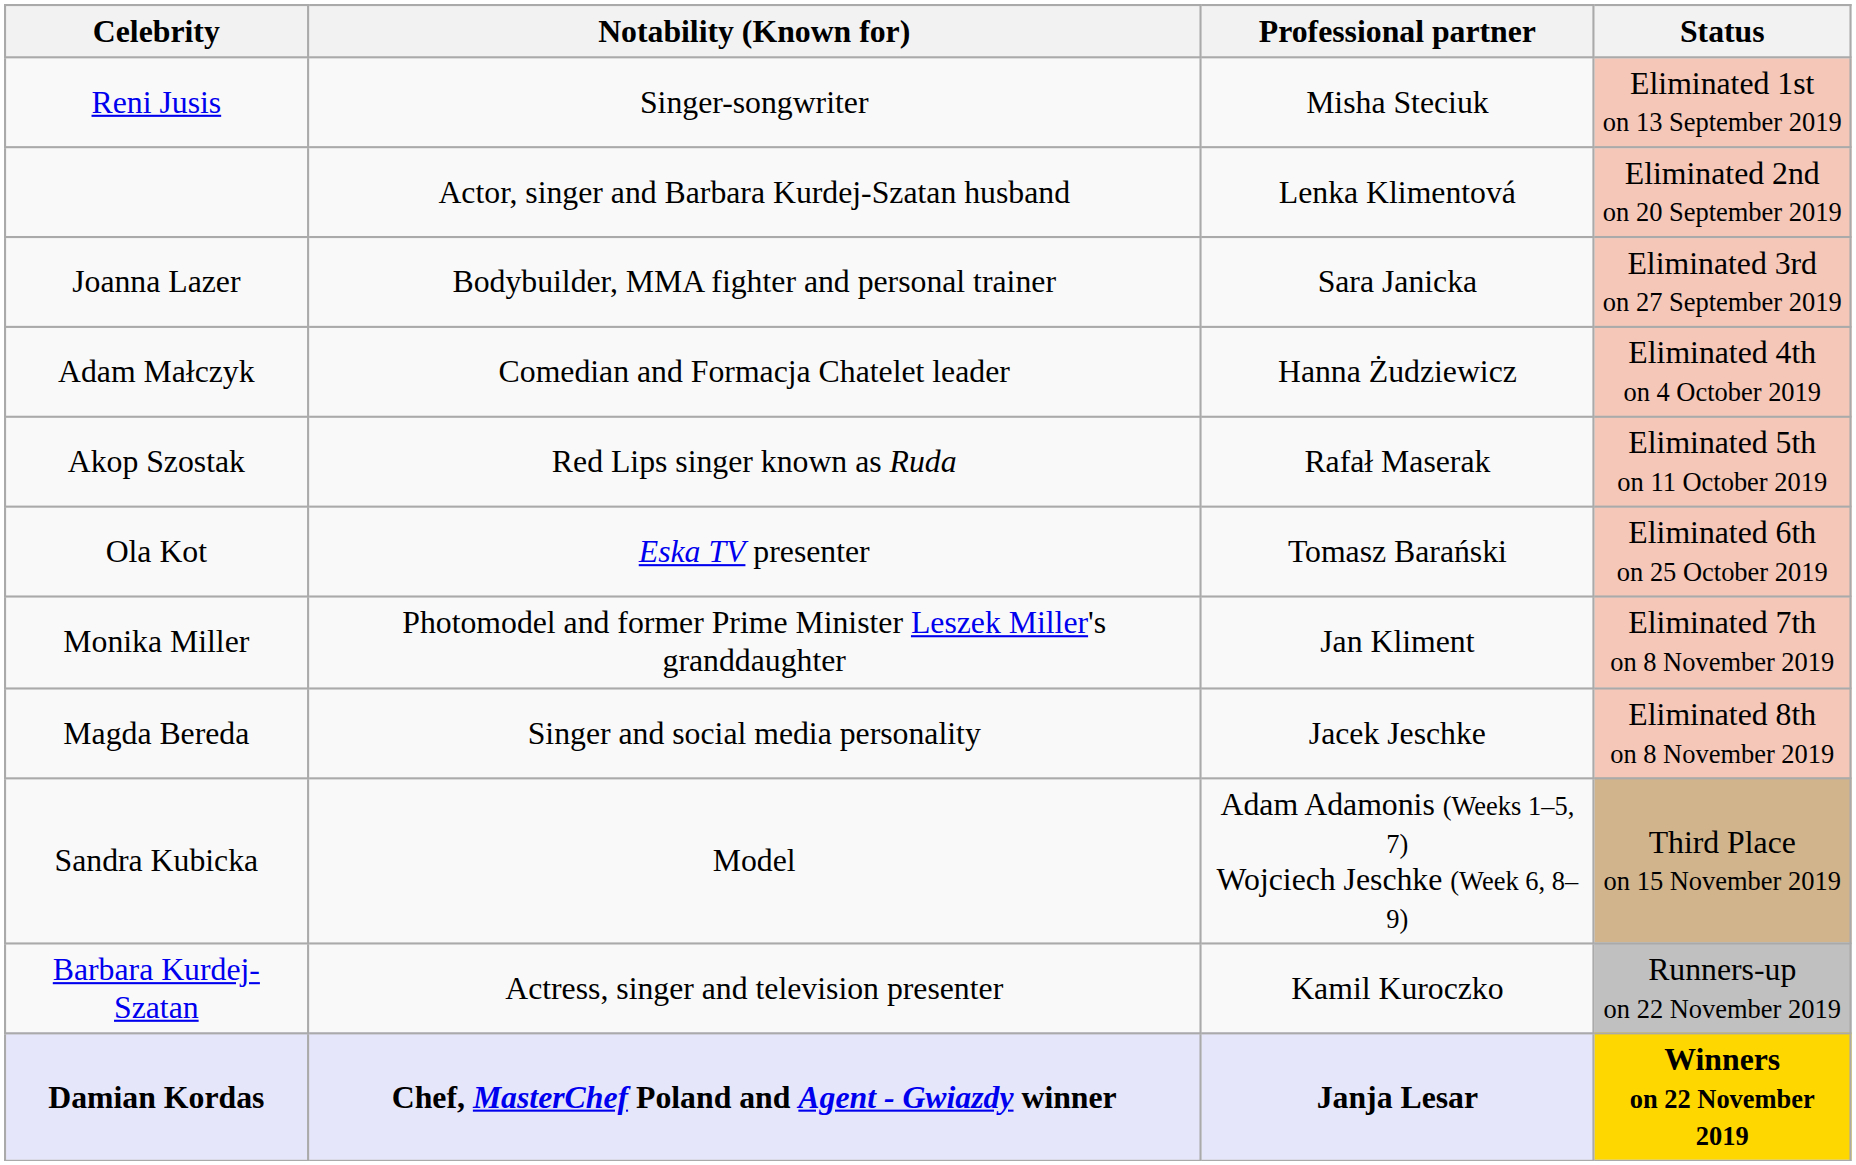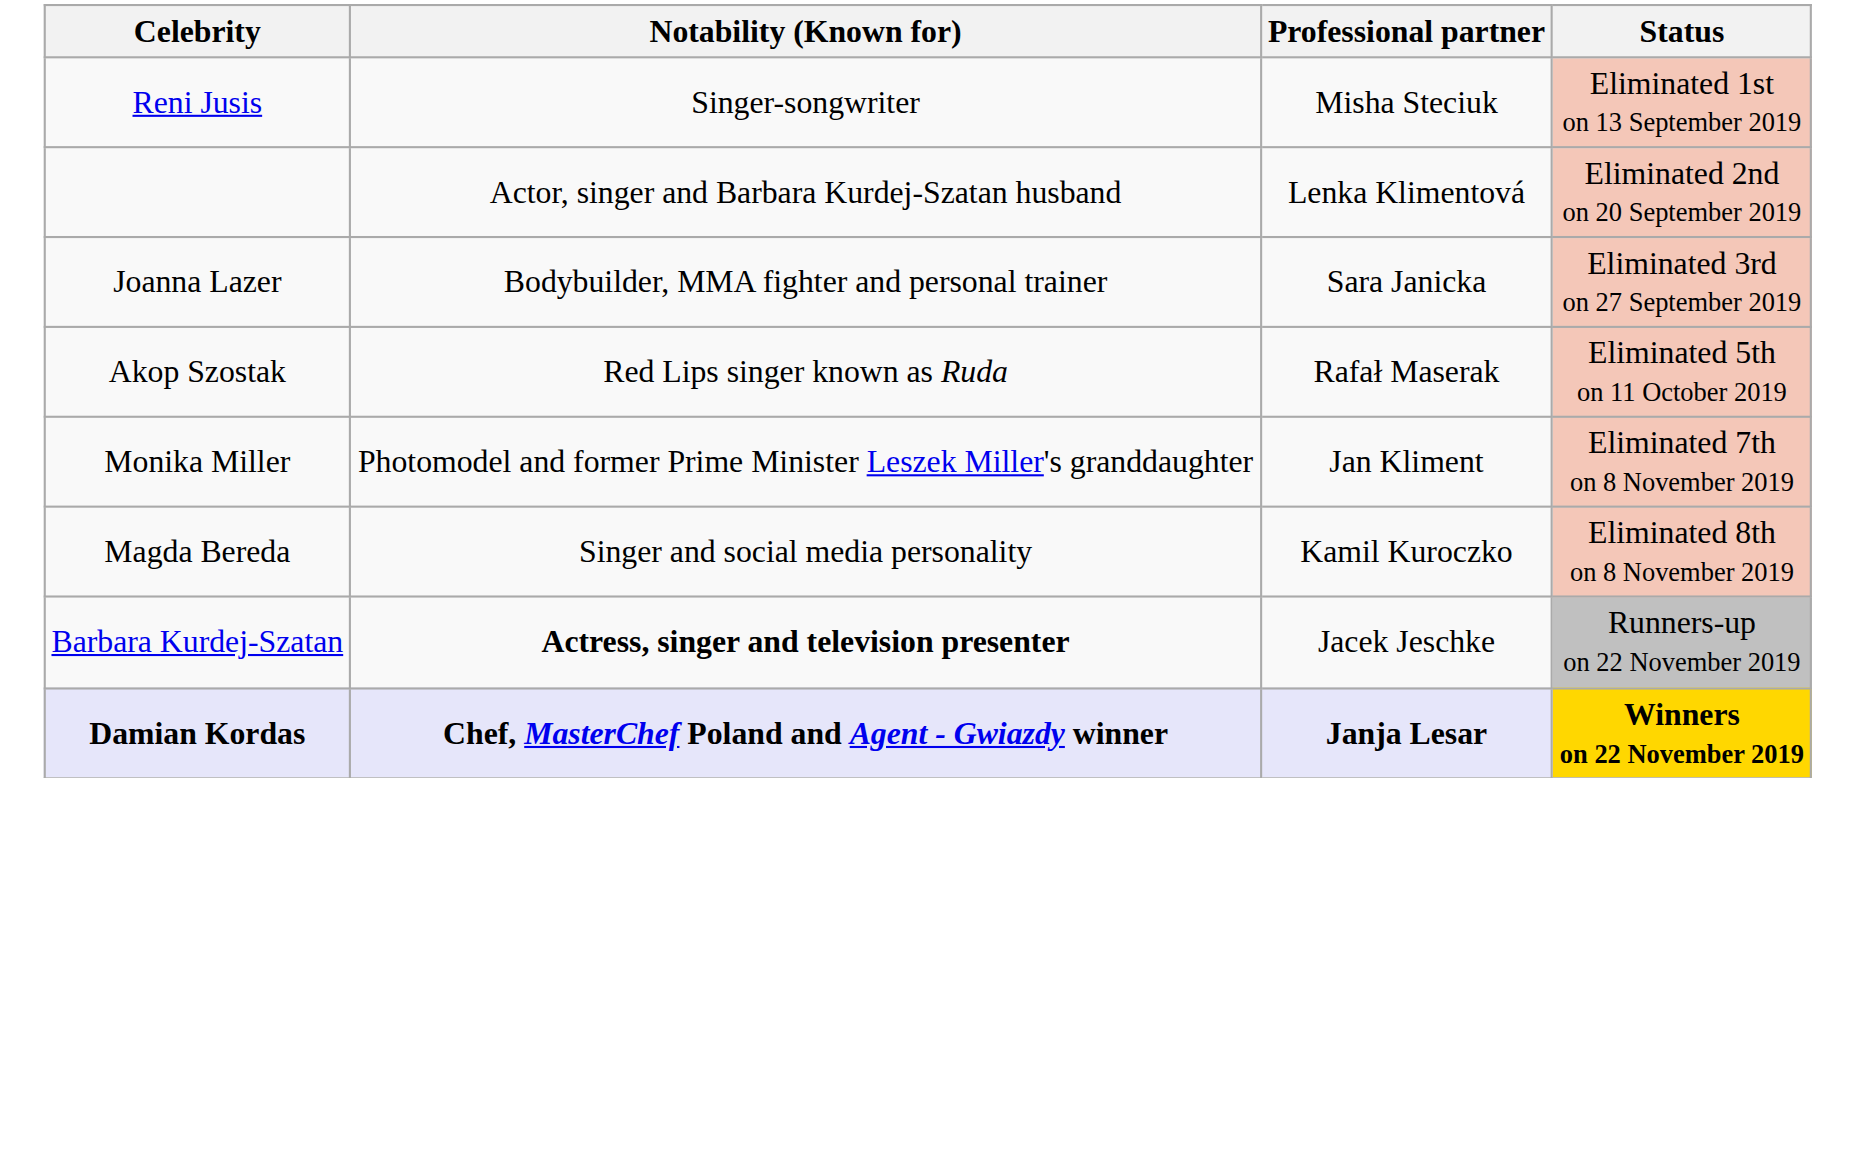- row: (156, 371)
- row: (156, 551)
(1397, 731) Jacek Jeschke -> (1407, 551) Kamil Kuroczko
- row: (156, 859)
(754, 987) normal -> (806, 641) bold
(1397, 987) Kamil Kuroczko -> (1407, 641) Jacek Jeschke
